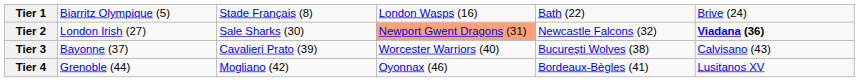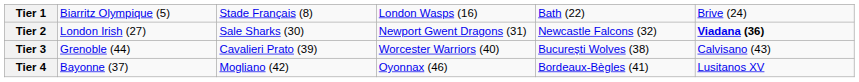(453, 31) lightsalmon background -> (453, 31) no background
(94, 49) Bayonne (37) -> (95, 49) Grenoble (44)
(95, 67) Grenoble (44) -> (94, 67) Bayonne (37)
